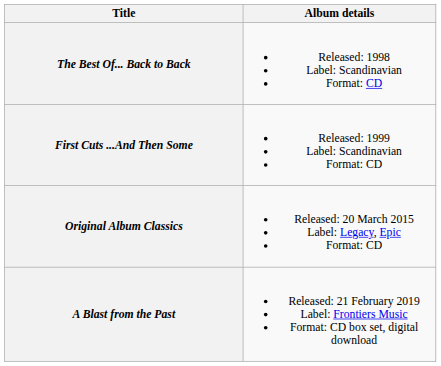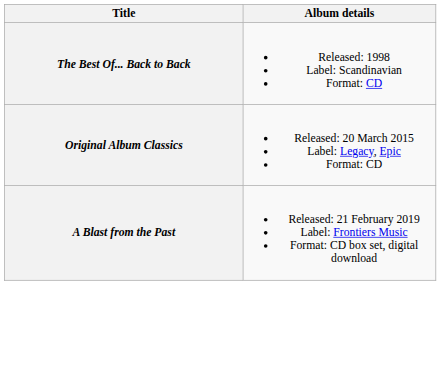- row: (124, 144)
